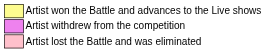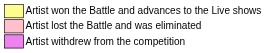rows swapped: (113, 41) <-> (105, 26)
